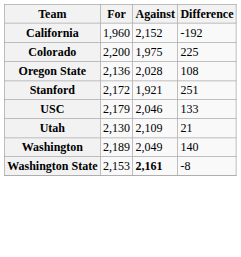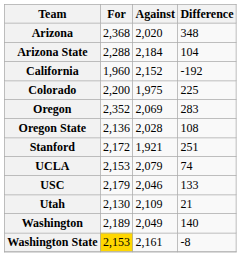+ row: (52, 33)
+ row: (52, 52)
+ row: (52, 109)
+ row: (52, 166)
(117, 166) no background -> (117, 242) gold background
(149, 166) bold -> (149, 242) normal
